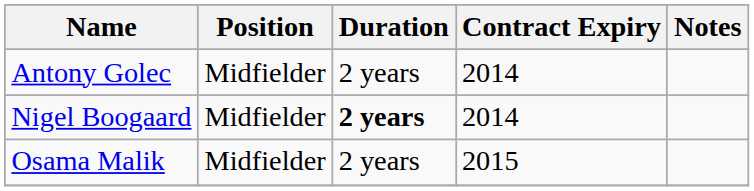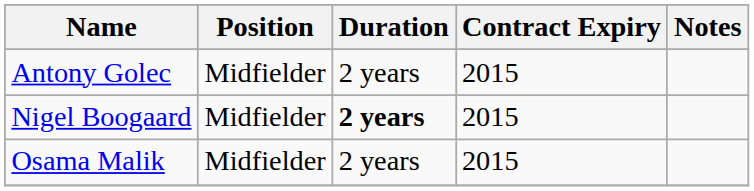(490, 71) 2014 -> (490, 71) 2015
(490, 116) 2014 -> (490, 116) 2015
